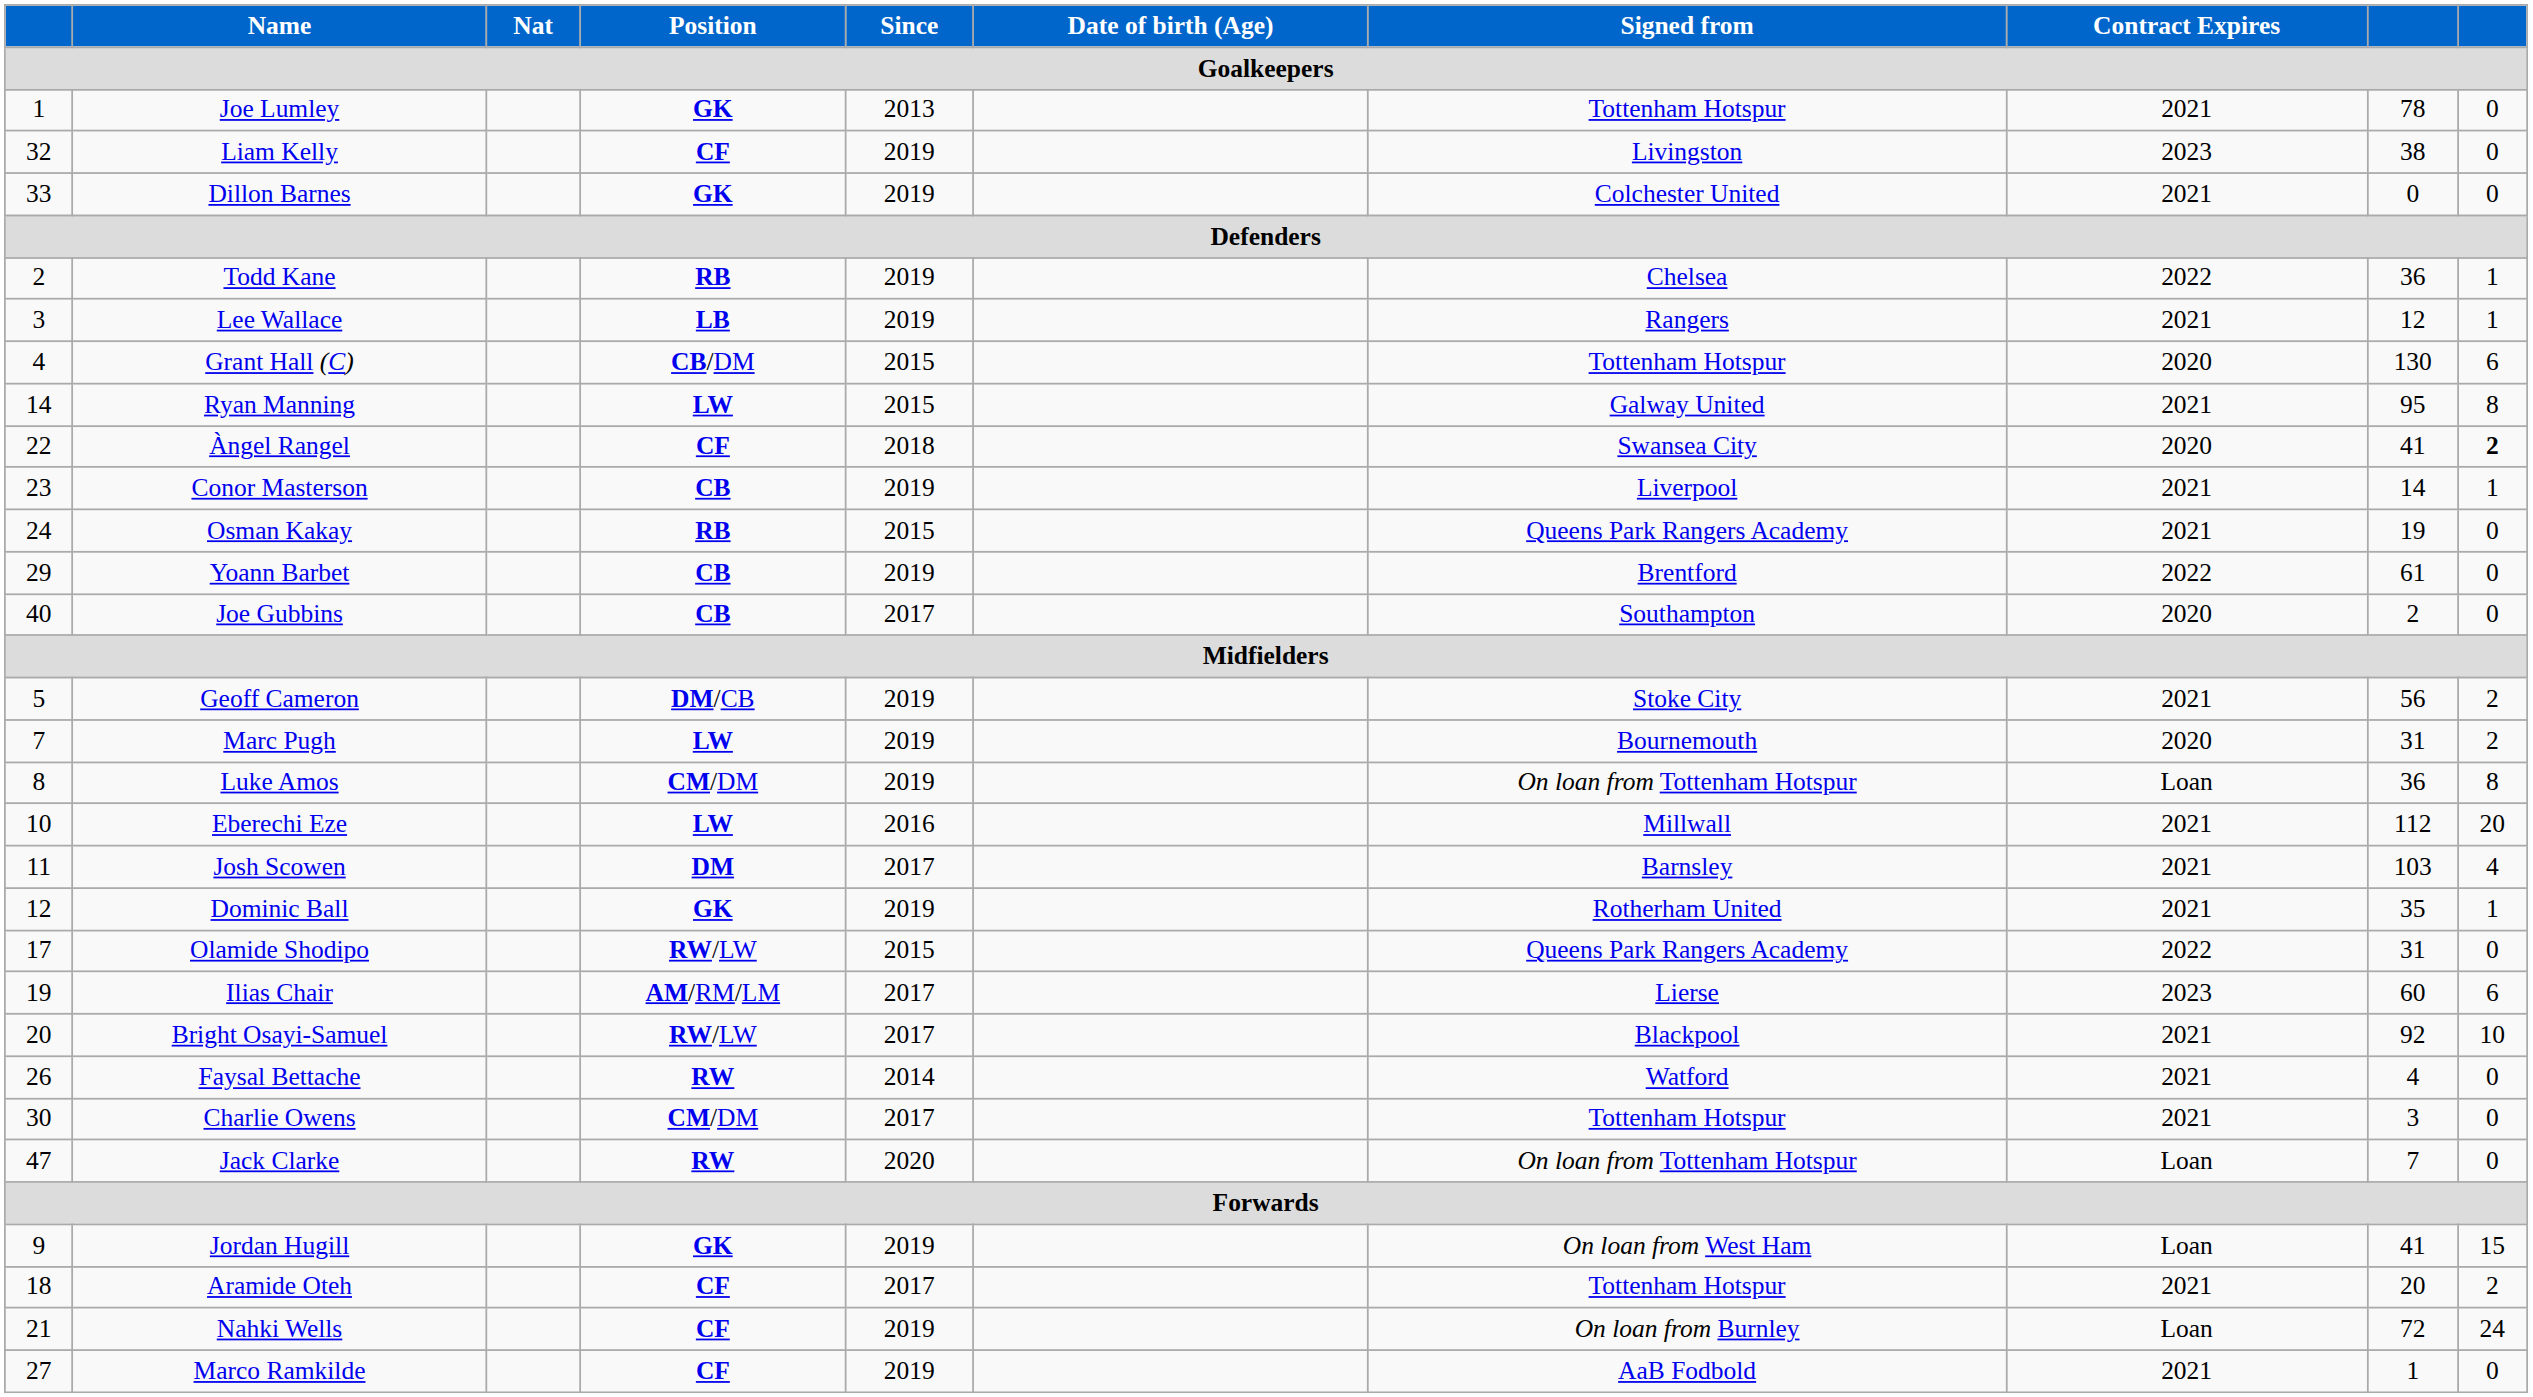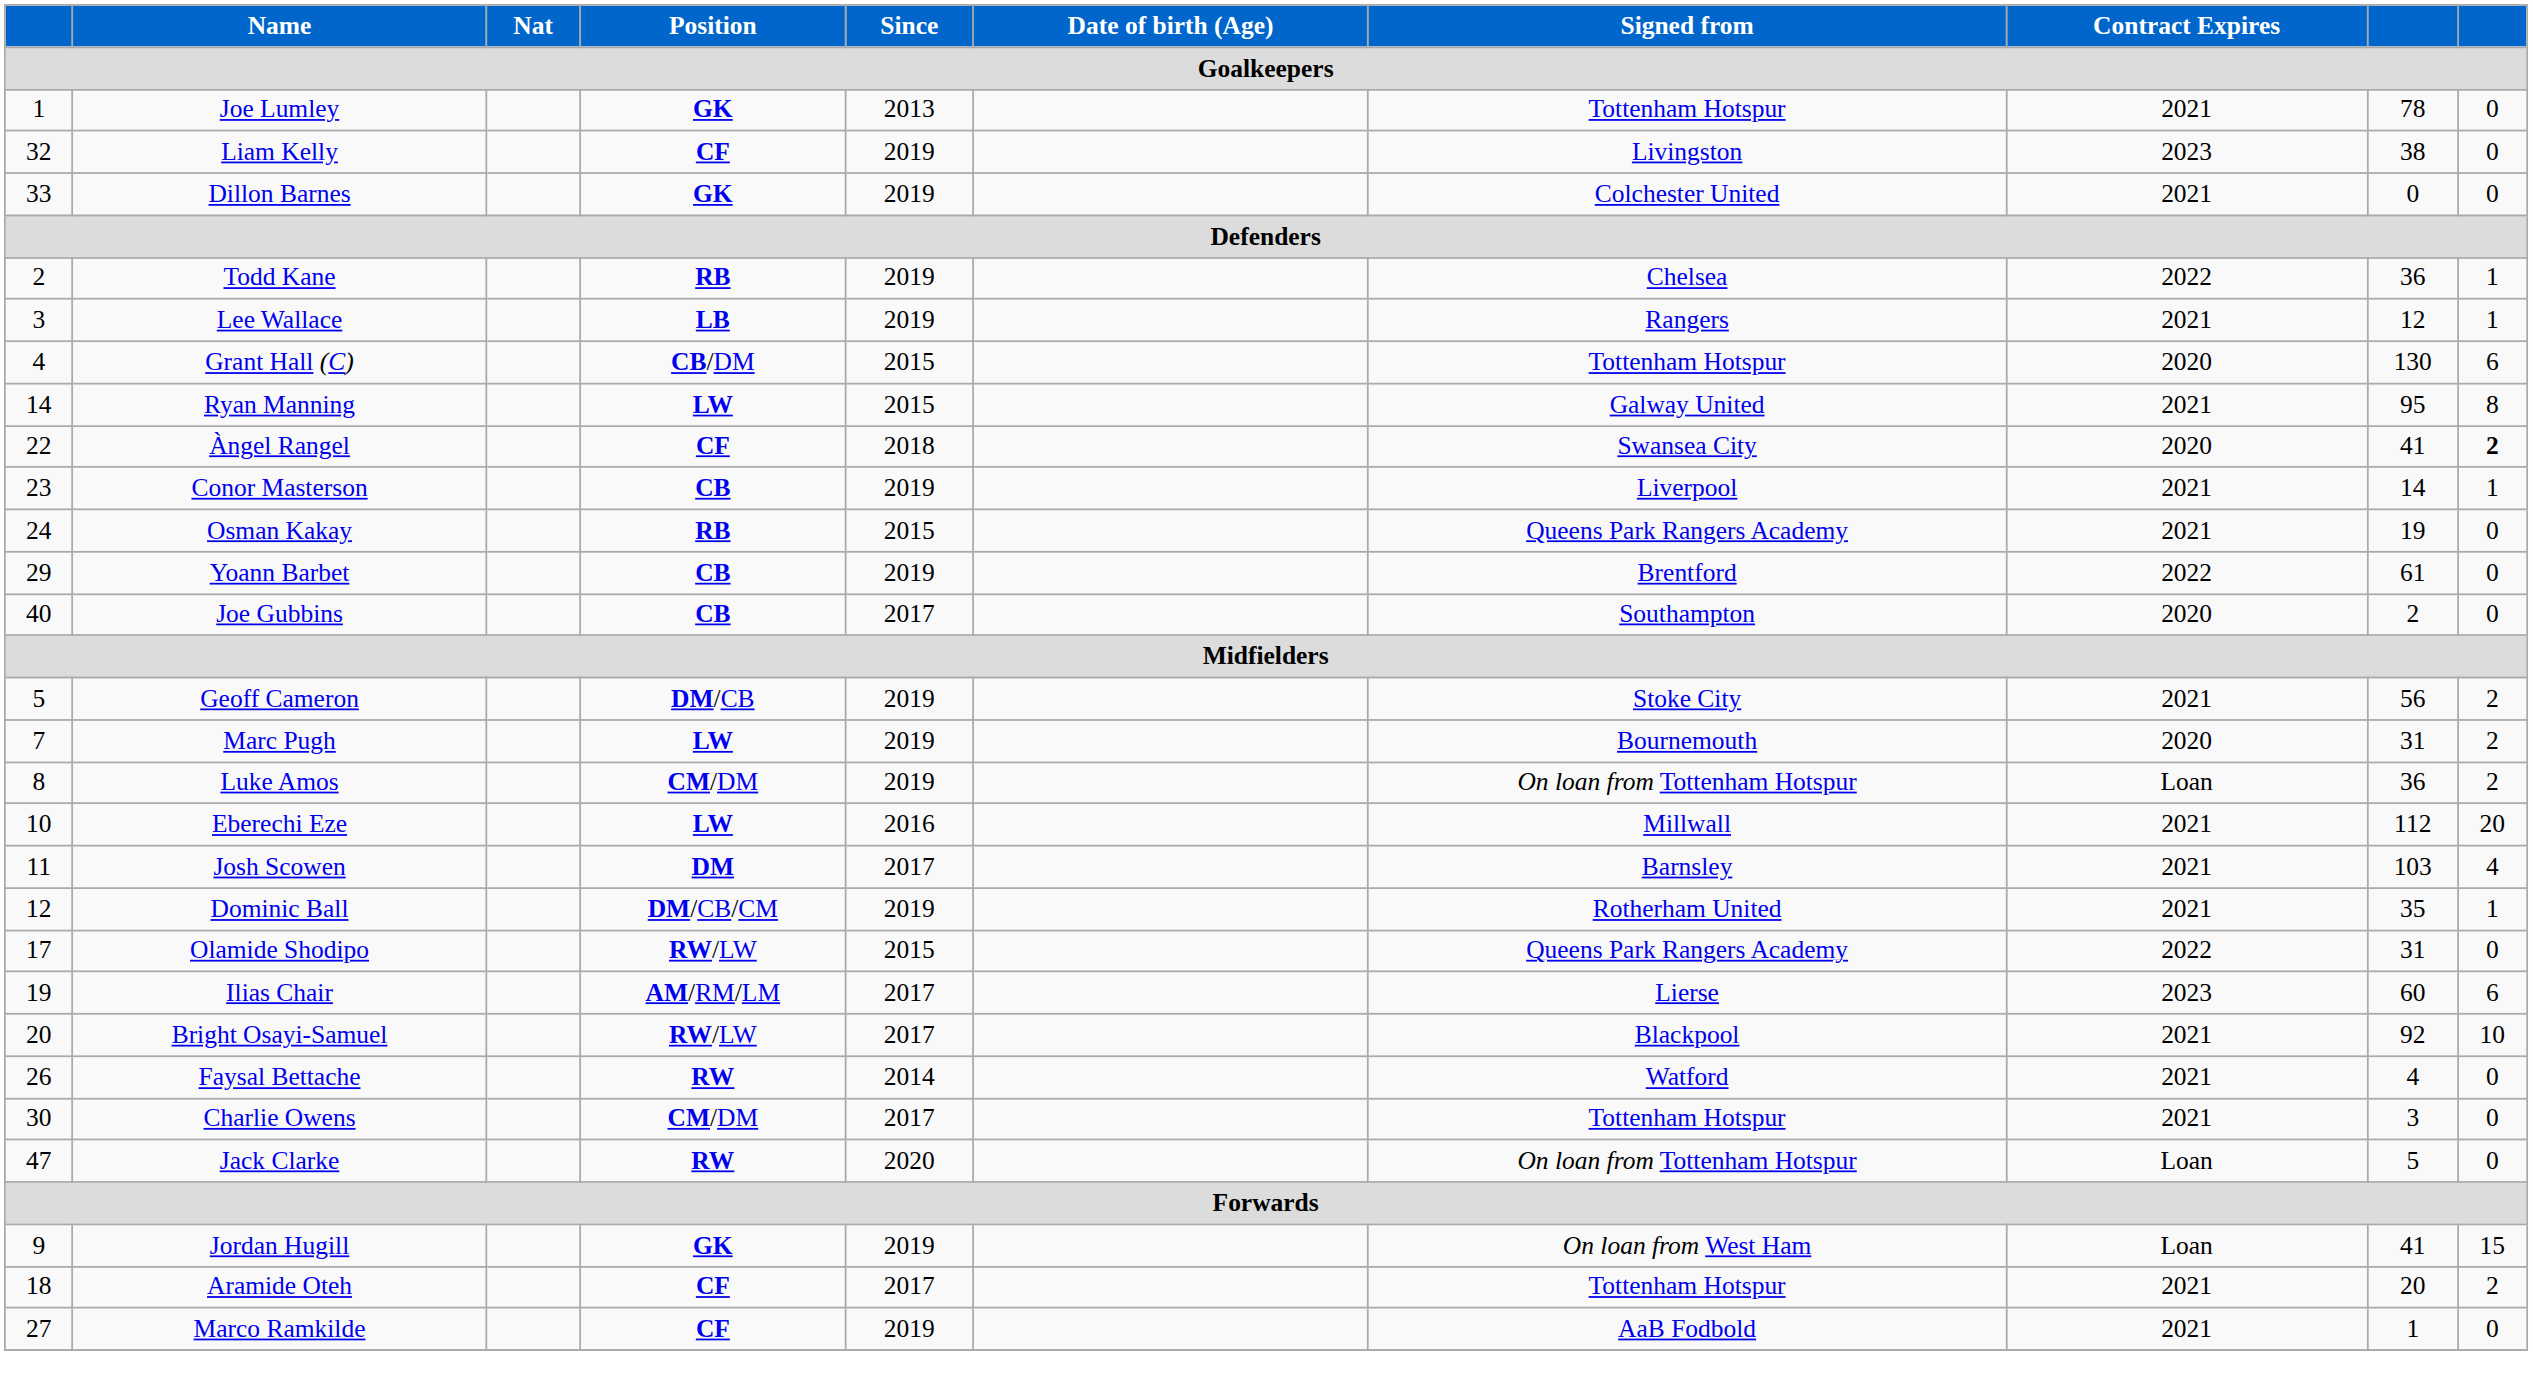(2492, 782) 8 -> (2492, 782) 2
(713, 908) GK -> (713, 908) DM/CB/CM
(2413, 1160) 7 -> (2413, 1160) 5
- row: (280, 1329)
